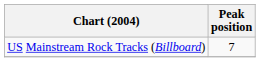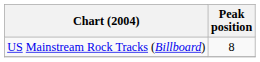(232, 47) 7 -> (232, 47) 8
